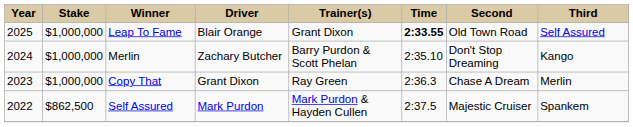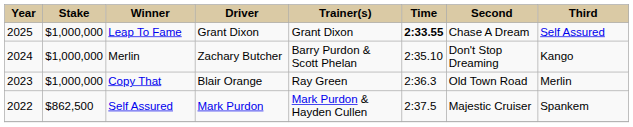(230, 31) Blair Orange -> (228, 31) Grant Dixon
(488, 31) Old Town Road -> (489, 31) Chase A Dream
(228, 81) Grant Dixon -> (230, 81) Blair Orange
(489, 81) Chase A Dream -> (488, 81) Old Town Road
